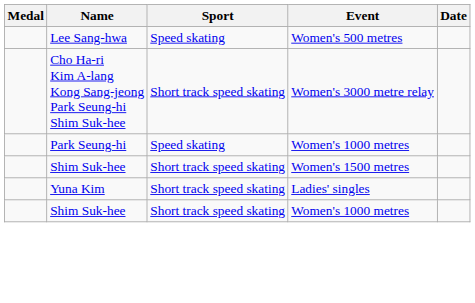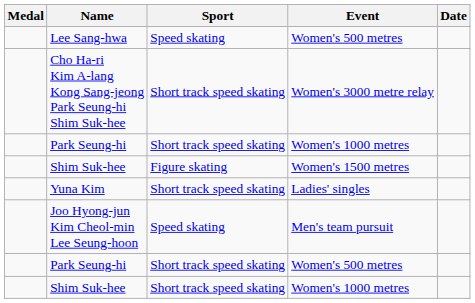(188, 145) Speed skating -> (218, 145) Short track speed skating
(218, 167) Short track speed skating -> (189, 167) Figure skating
+ row: (94, 227)
+ row: (88, 265)
